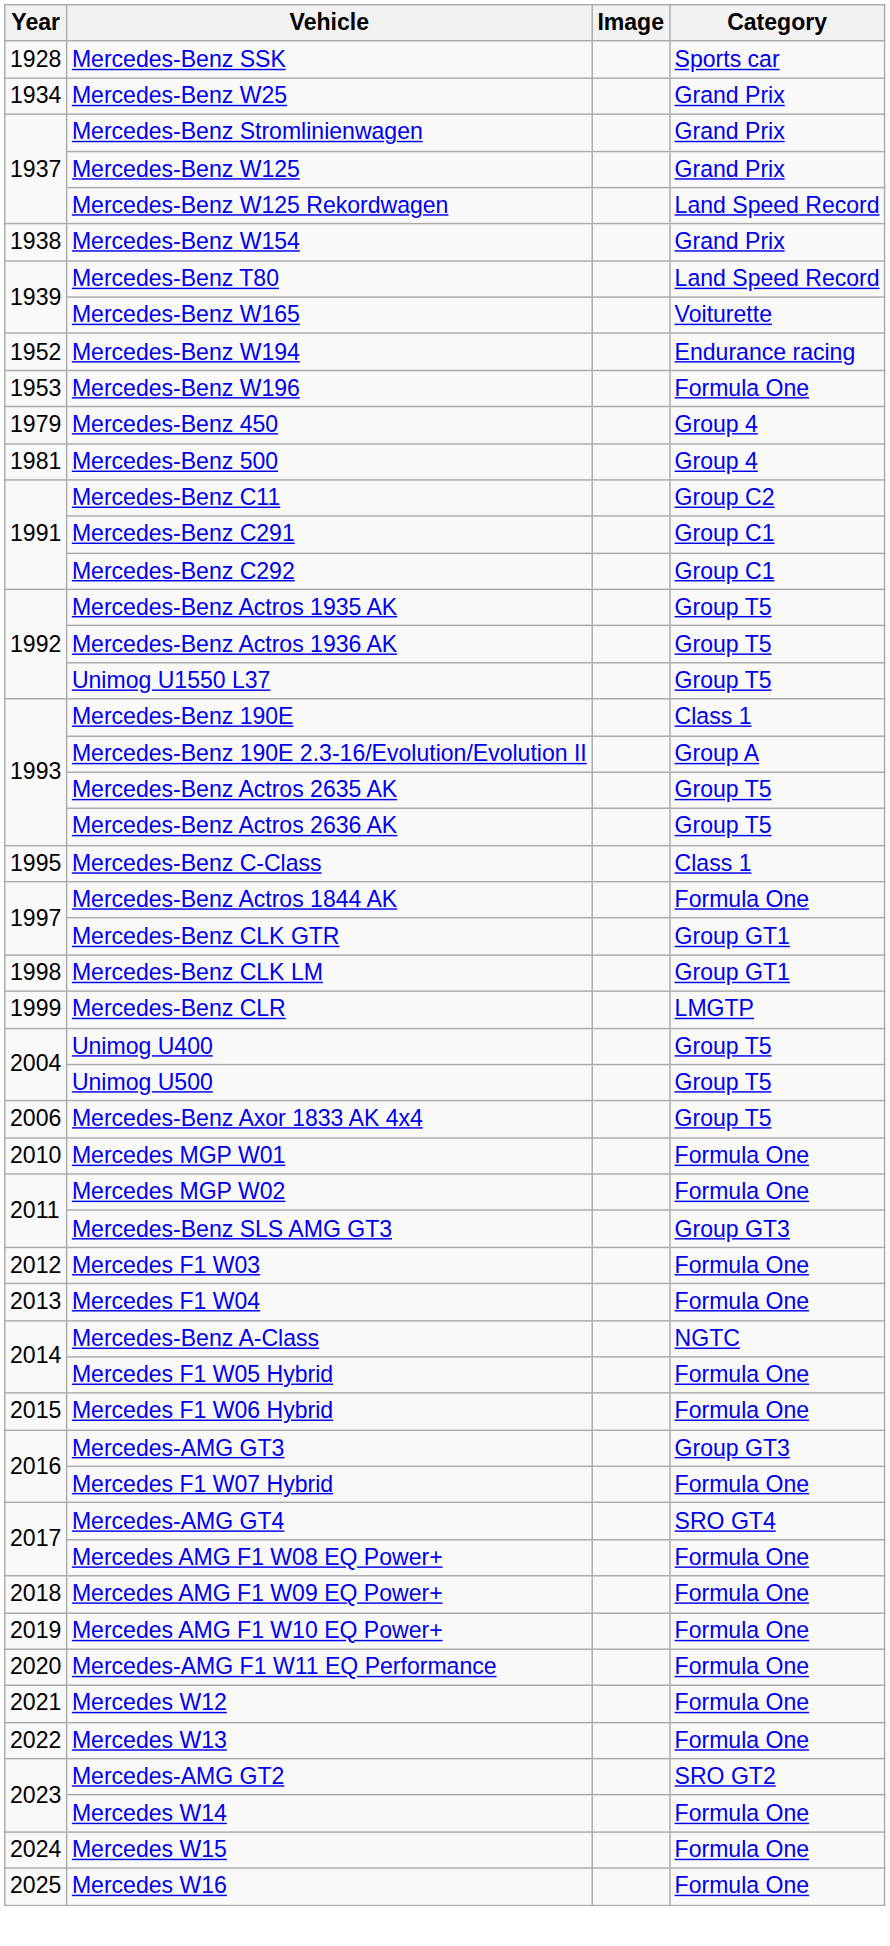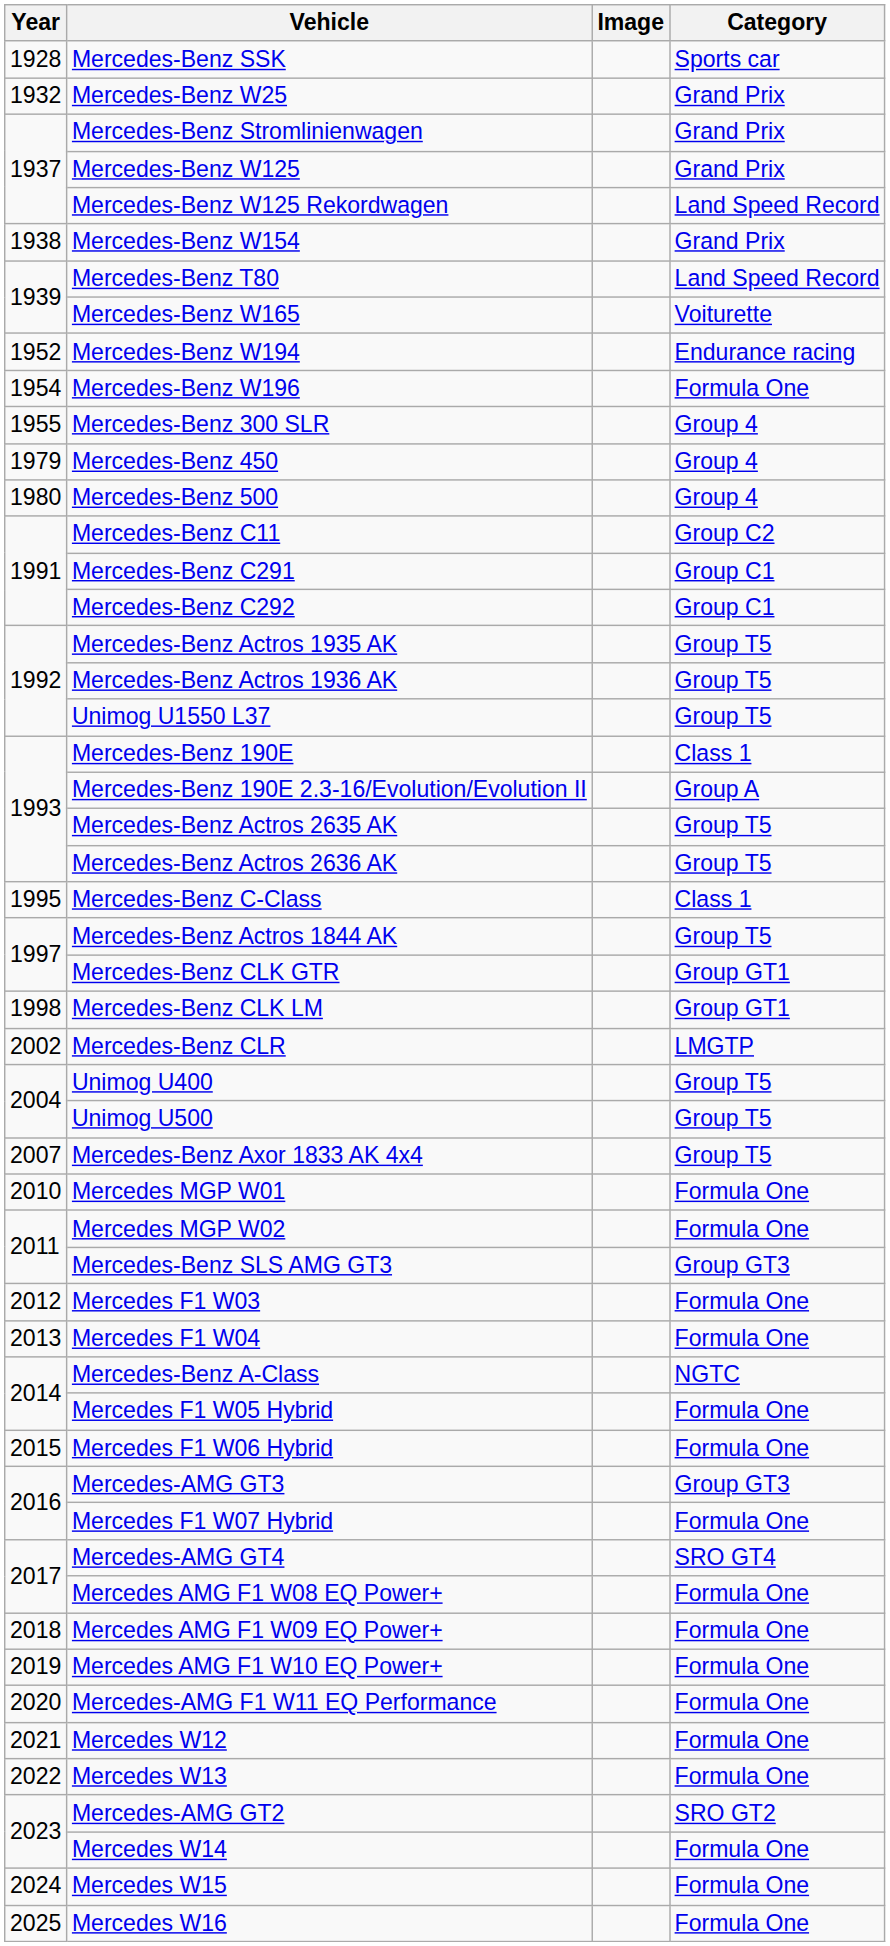(36, 95) 1934 -> (36, 95) 1932
(36, 388) 1953 -> (36, 388) 1954
+ row: (201, 424)
(36, 461) 1981 -> (36, 497) 1980
(742, 899) Formula One -> (723, 936) Group T5
(36, 1009) 1999 -> (36, 1045) 2002
(36, 1118) 2006 -> (36, 1155) 2007
